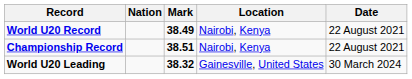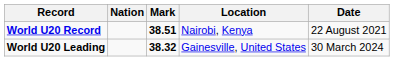(180, 30) 38.49 -> (163, 30) 38.51
- row: (65, 47)
